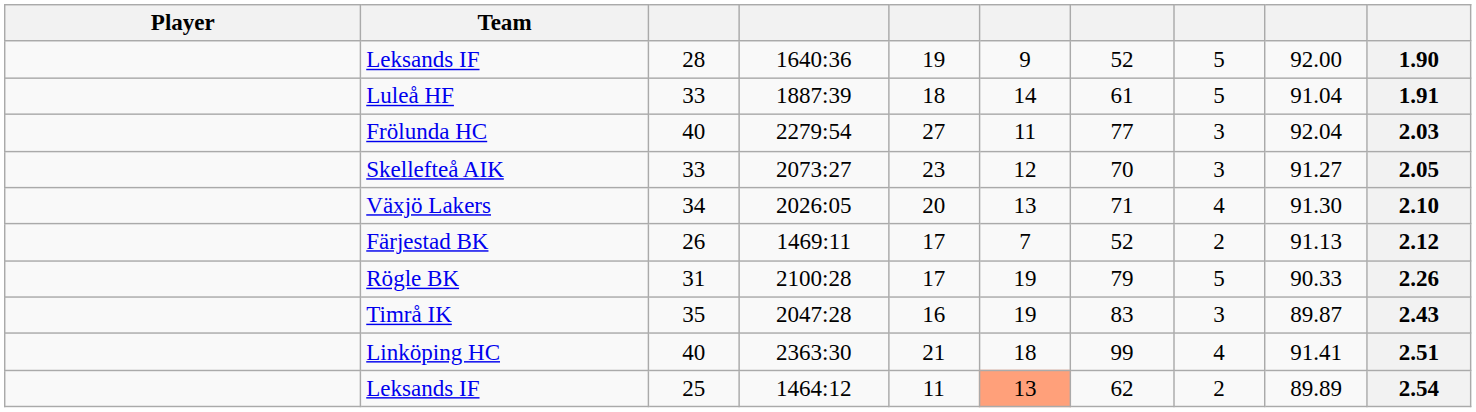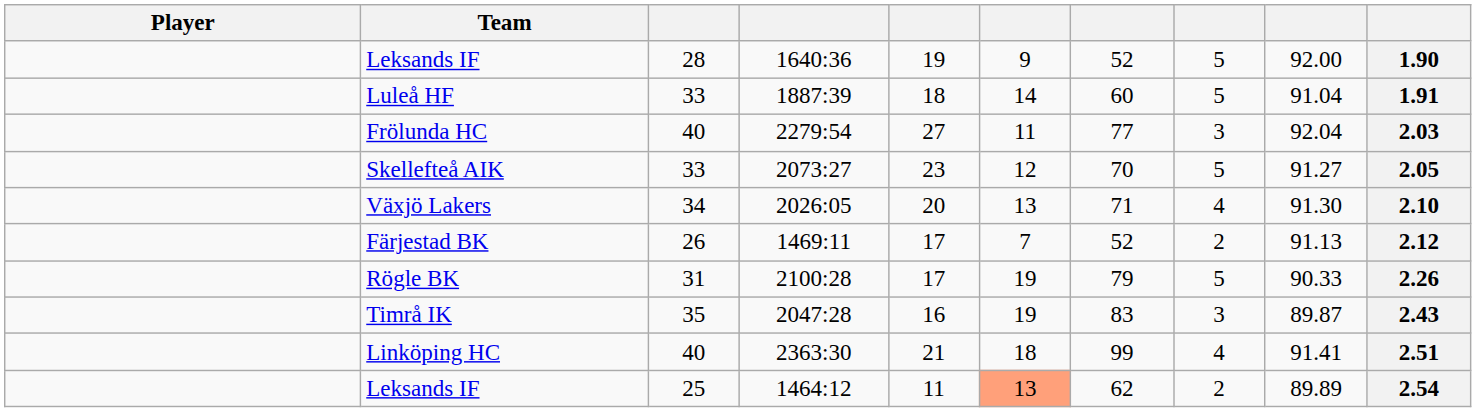(1122, 95) 61 -> (1122, 95) 60
(1219, 168) 3 -> (1219, 168) 5
